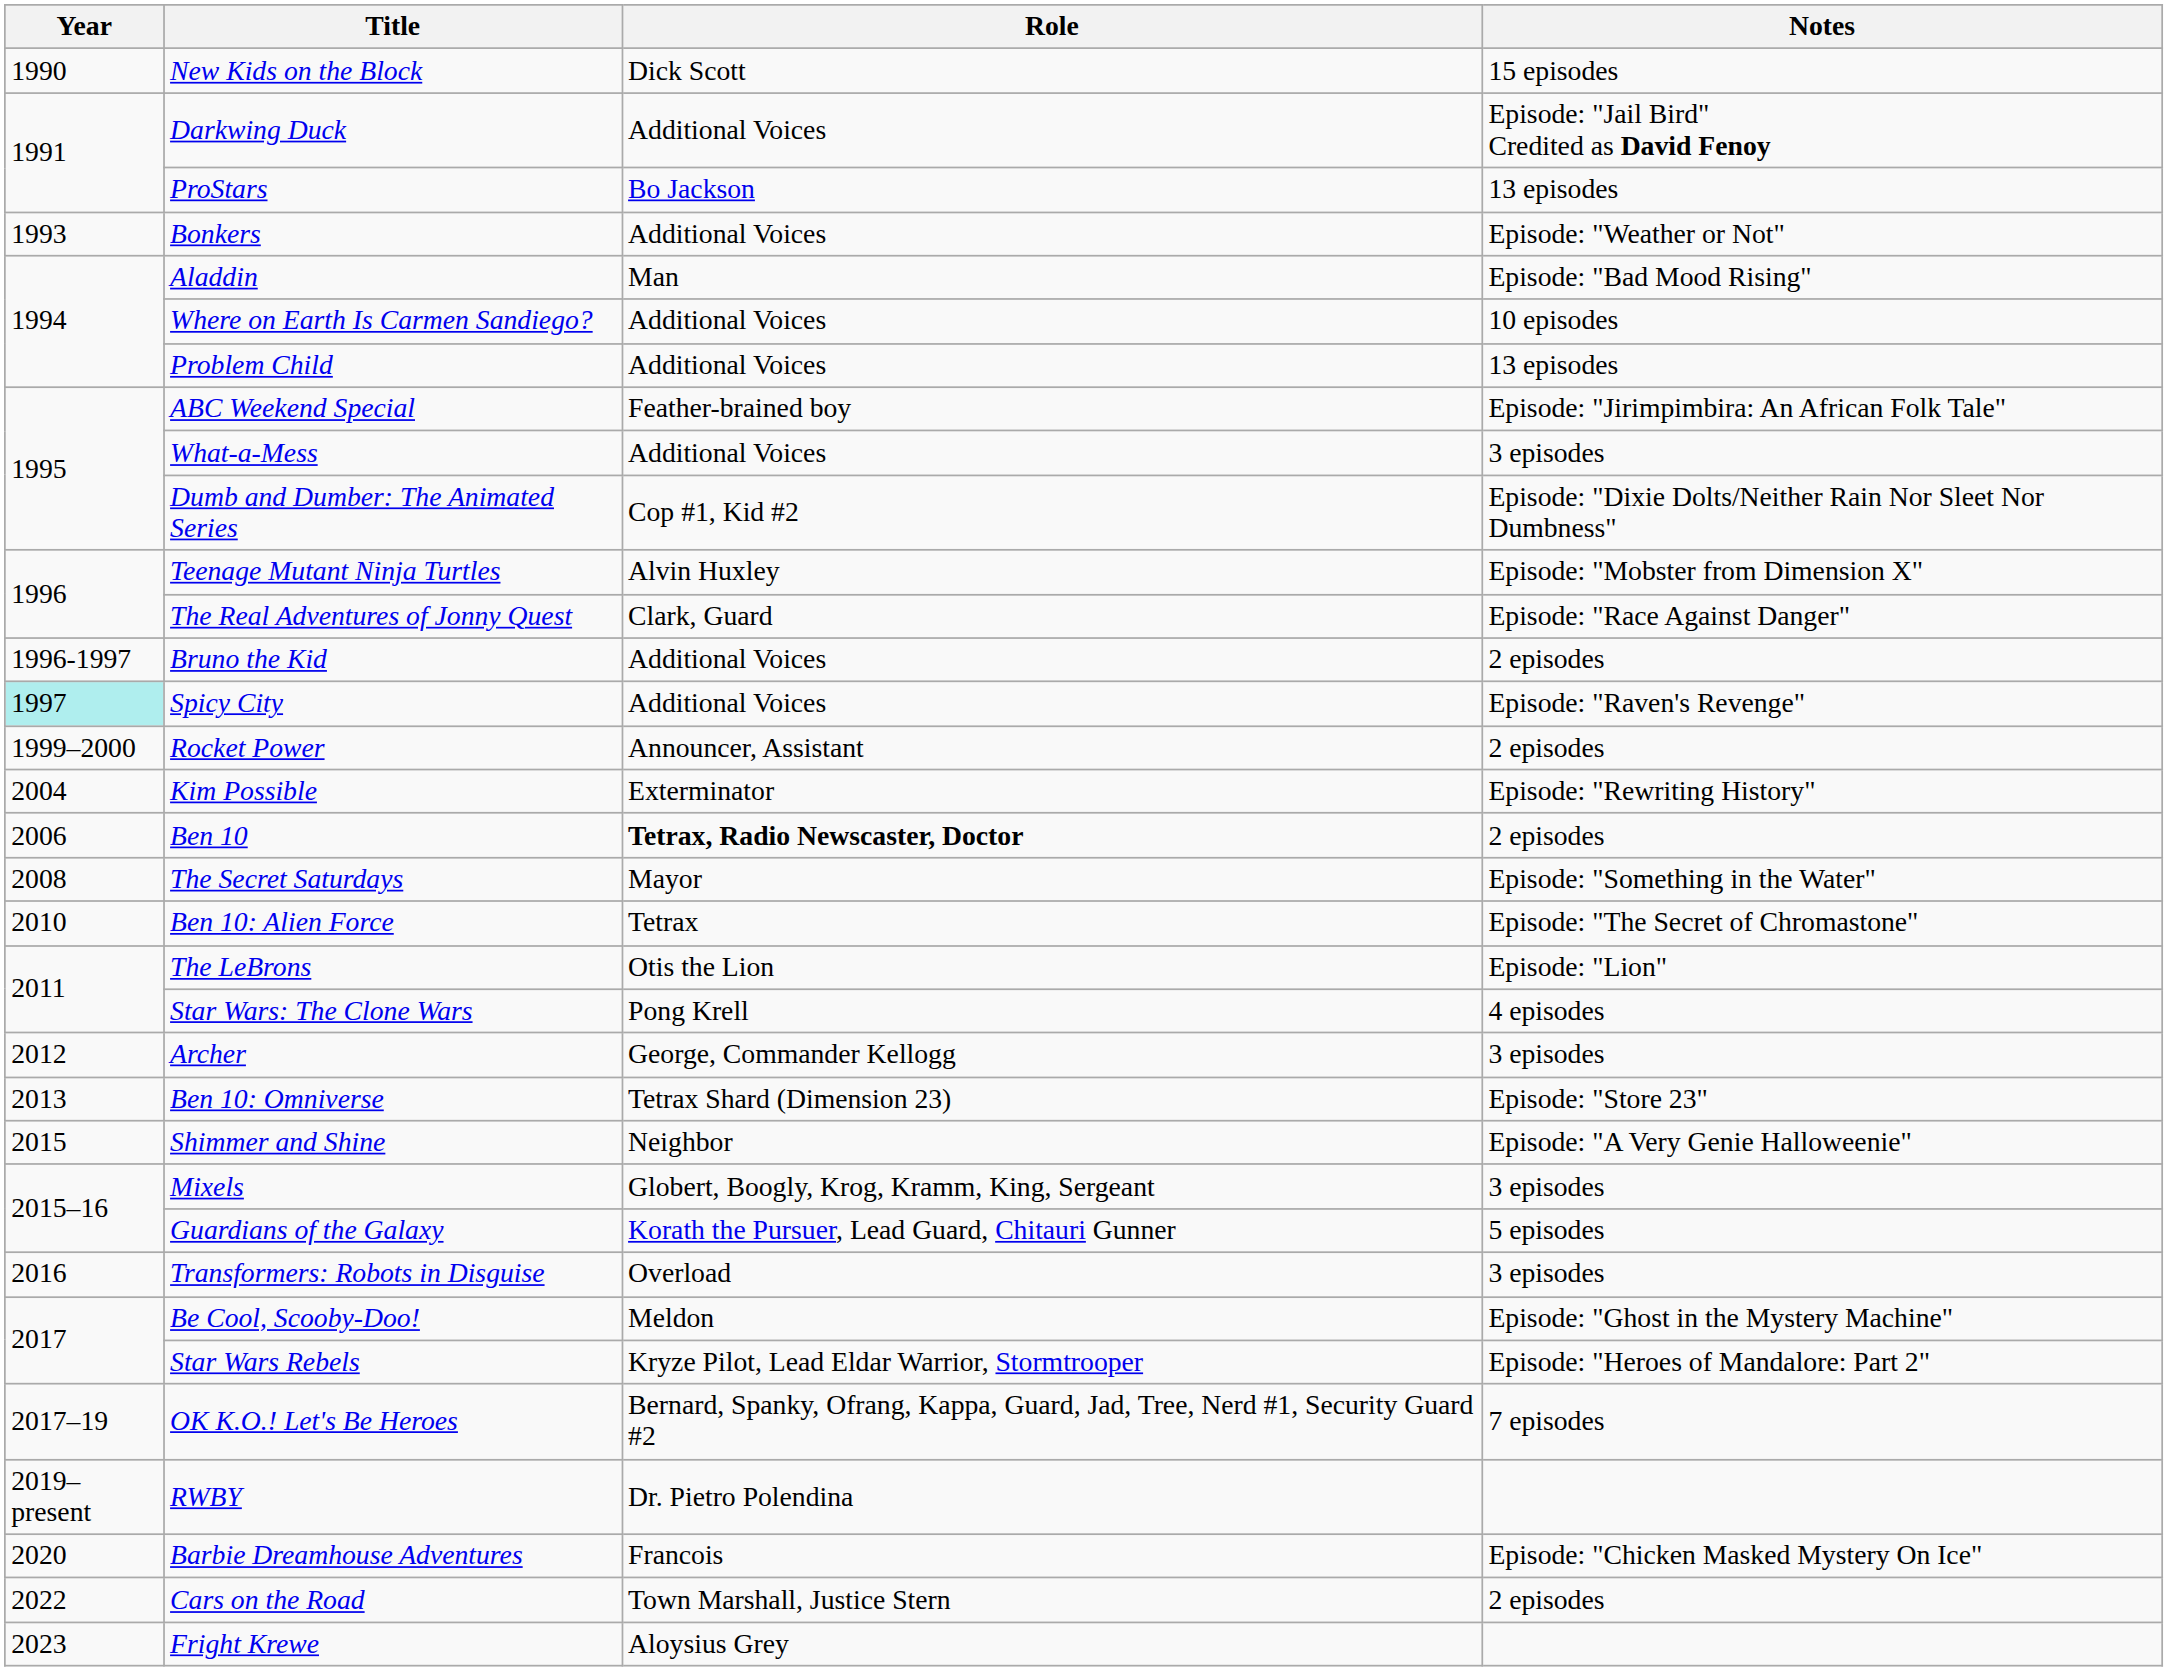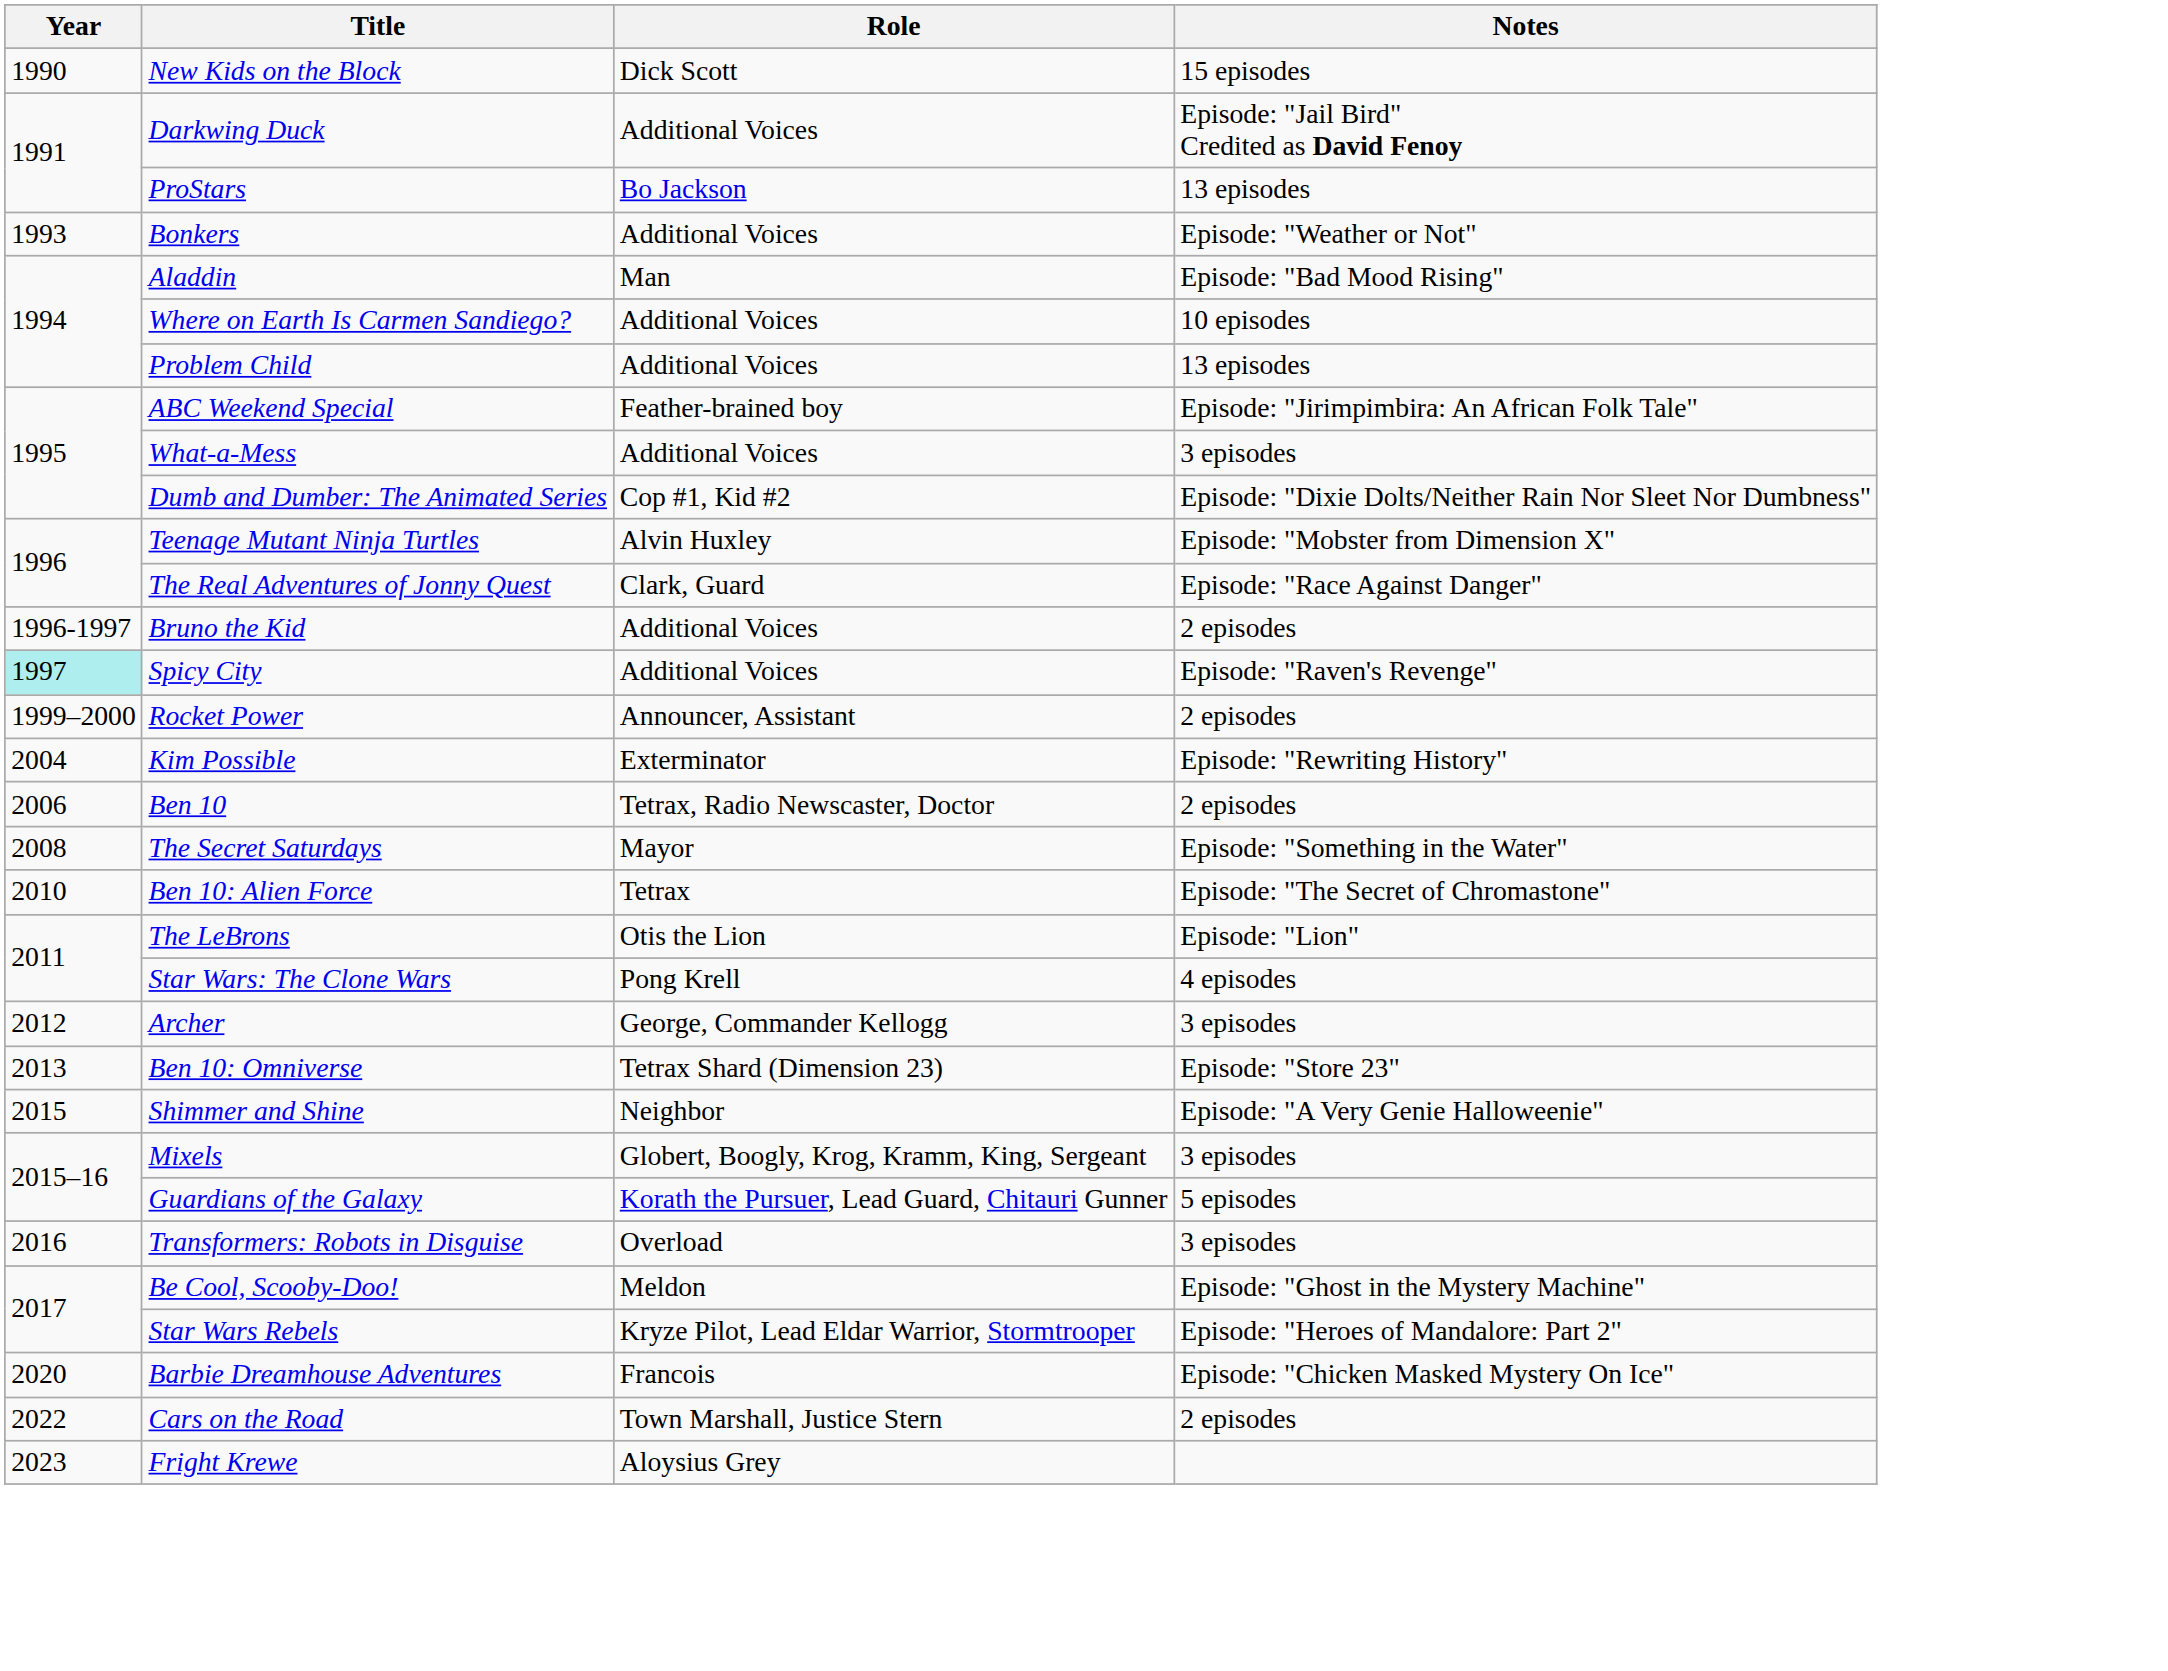(826, 835) bold -> (807, 803) normal
- row: (314, 1421)
- row: (206, 1496)
